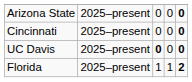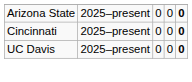(158, 49) bold -> (158, 49) normal
- row: (24, 67)
